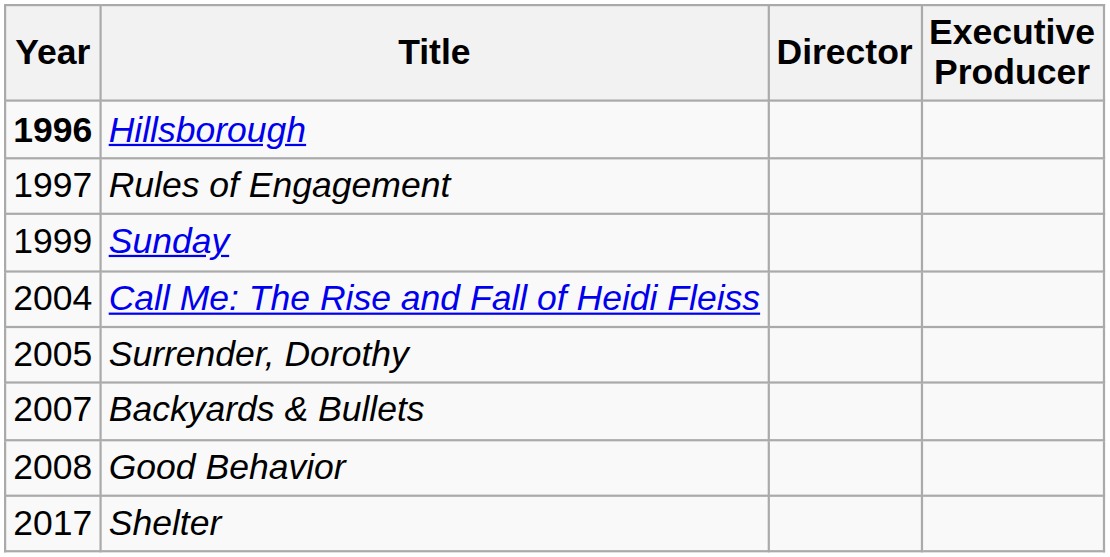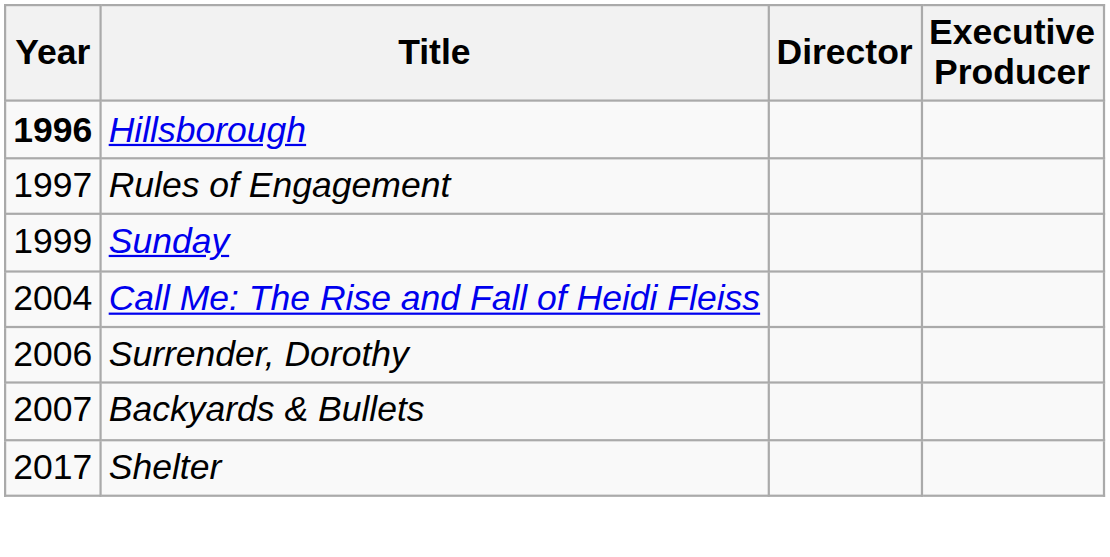(53, 354) 2005 -> (53, 354) 2006
- row: (227, 466)
